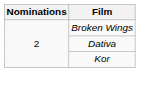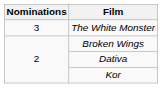+ row: (113, 28)
